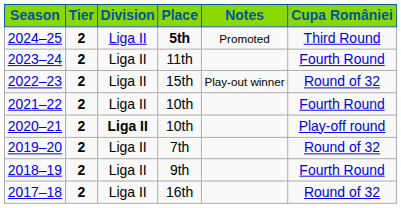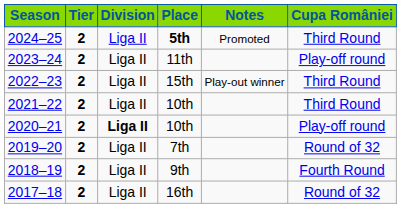(342, 60) Fourth Round -> (342, 60) Play-off round
(342, 82) Round of 32 -> (342, 82) Third Round
(342, 104) Fourth Round -> (342, 104) Third Round
